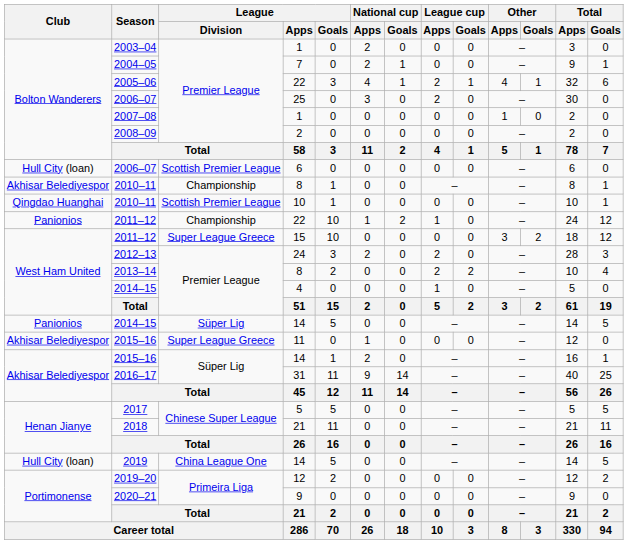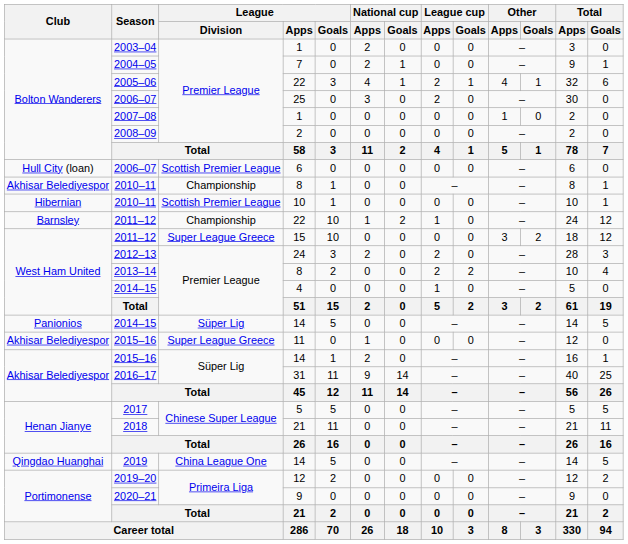(58, 202) Qingdao Huanghai -> (58, 202) Hibernian
(58, 220) Panionios -> (58, 220) Barnsley
(58, 461) Hull City (loan) -> (58, 461) Qingdao Huanghai
